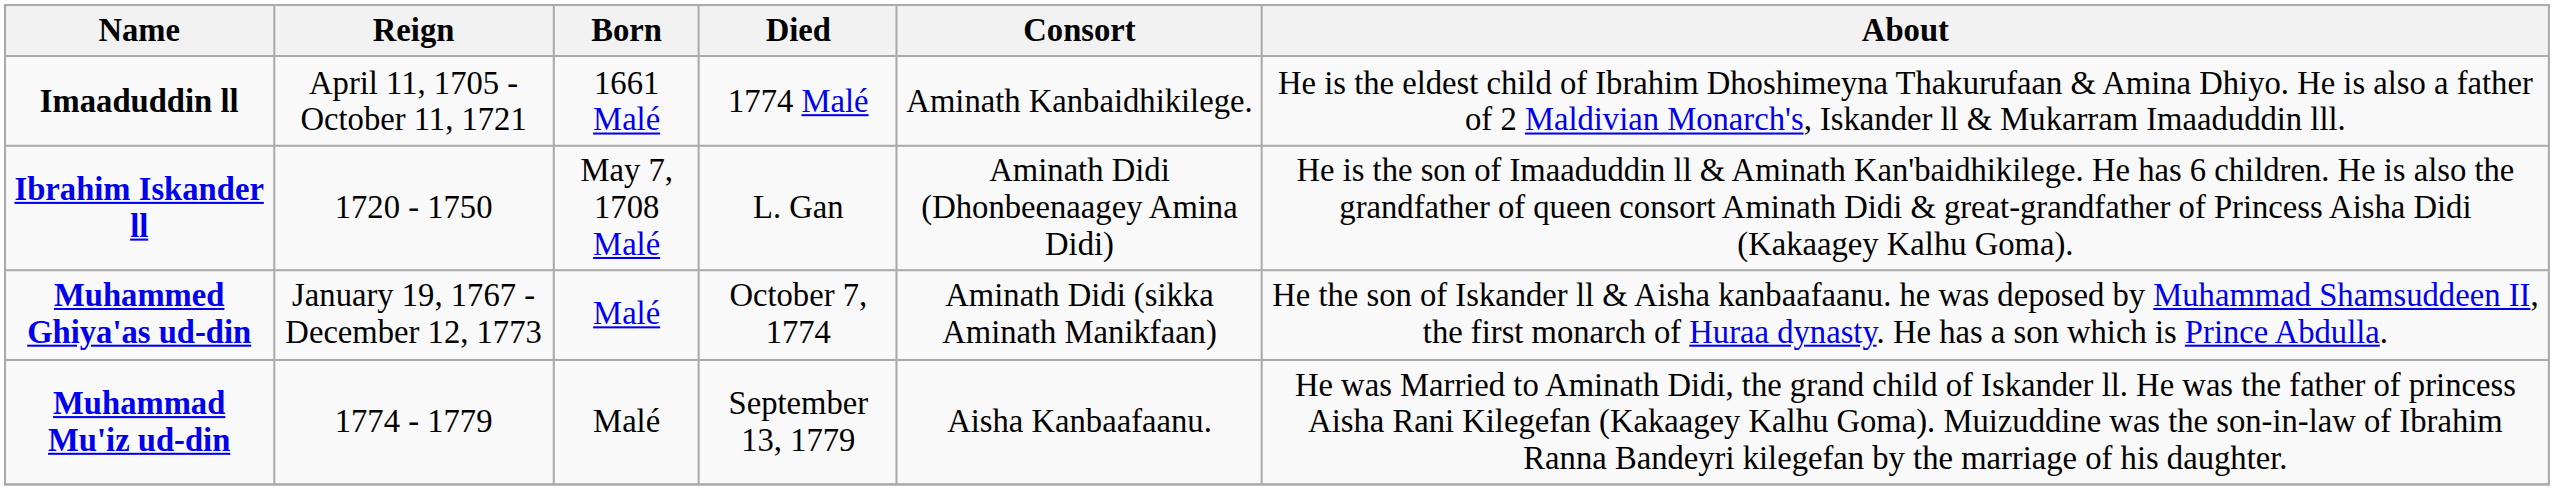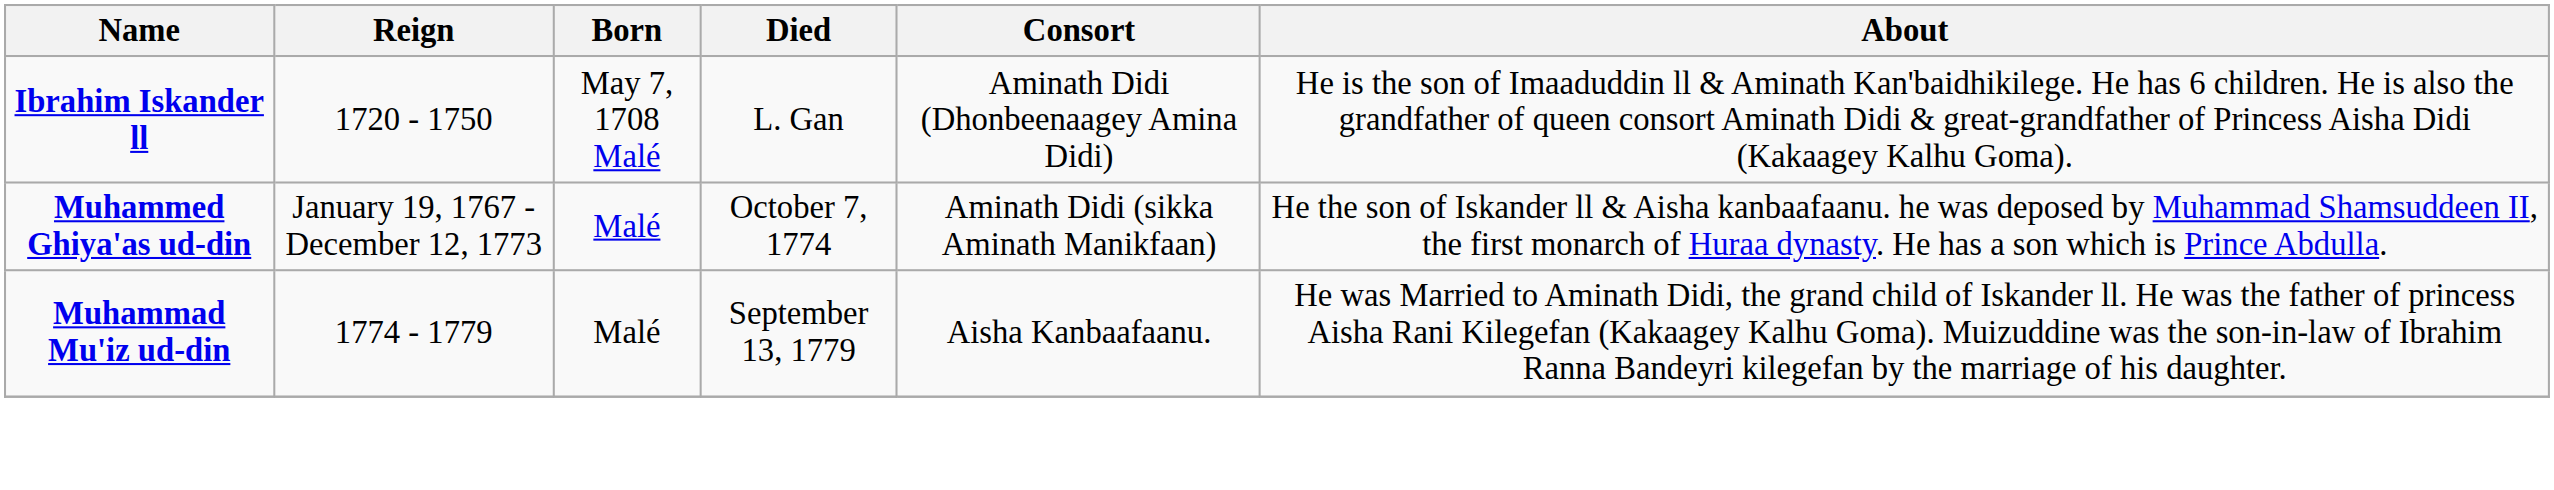- row: (139, 100)
